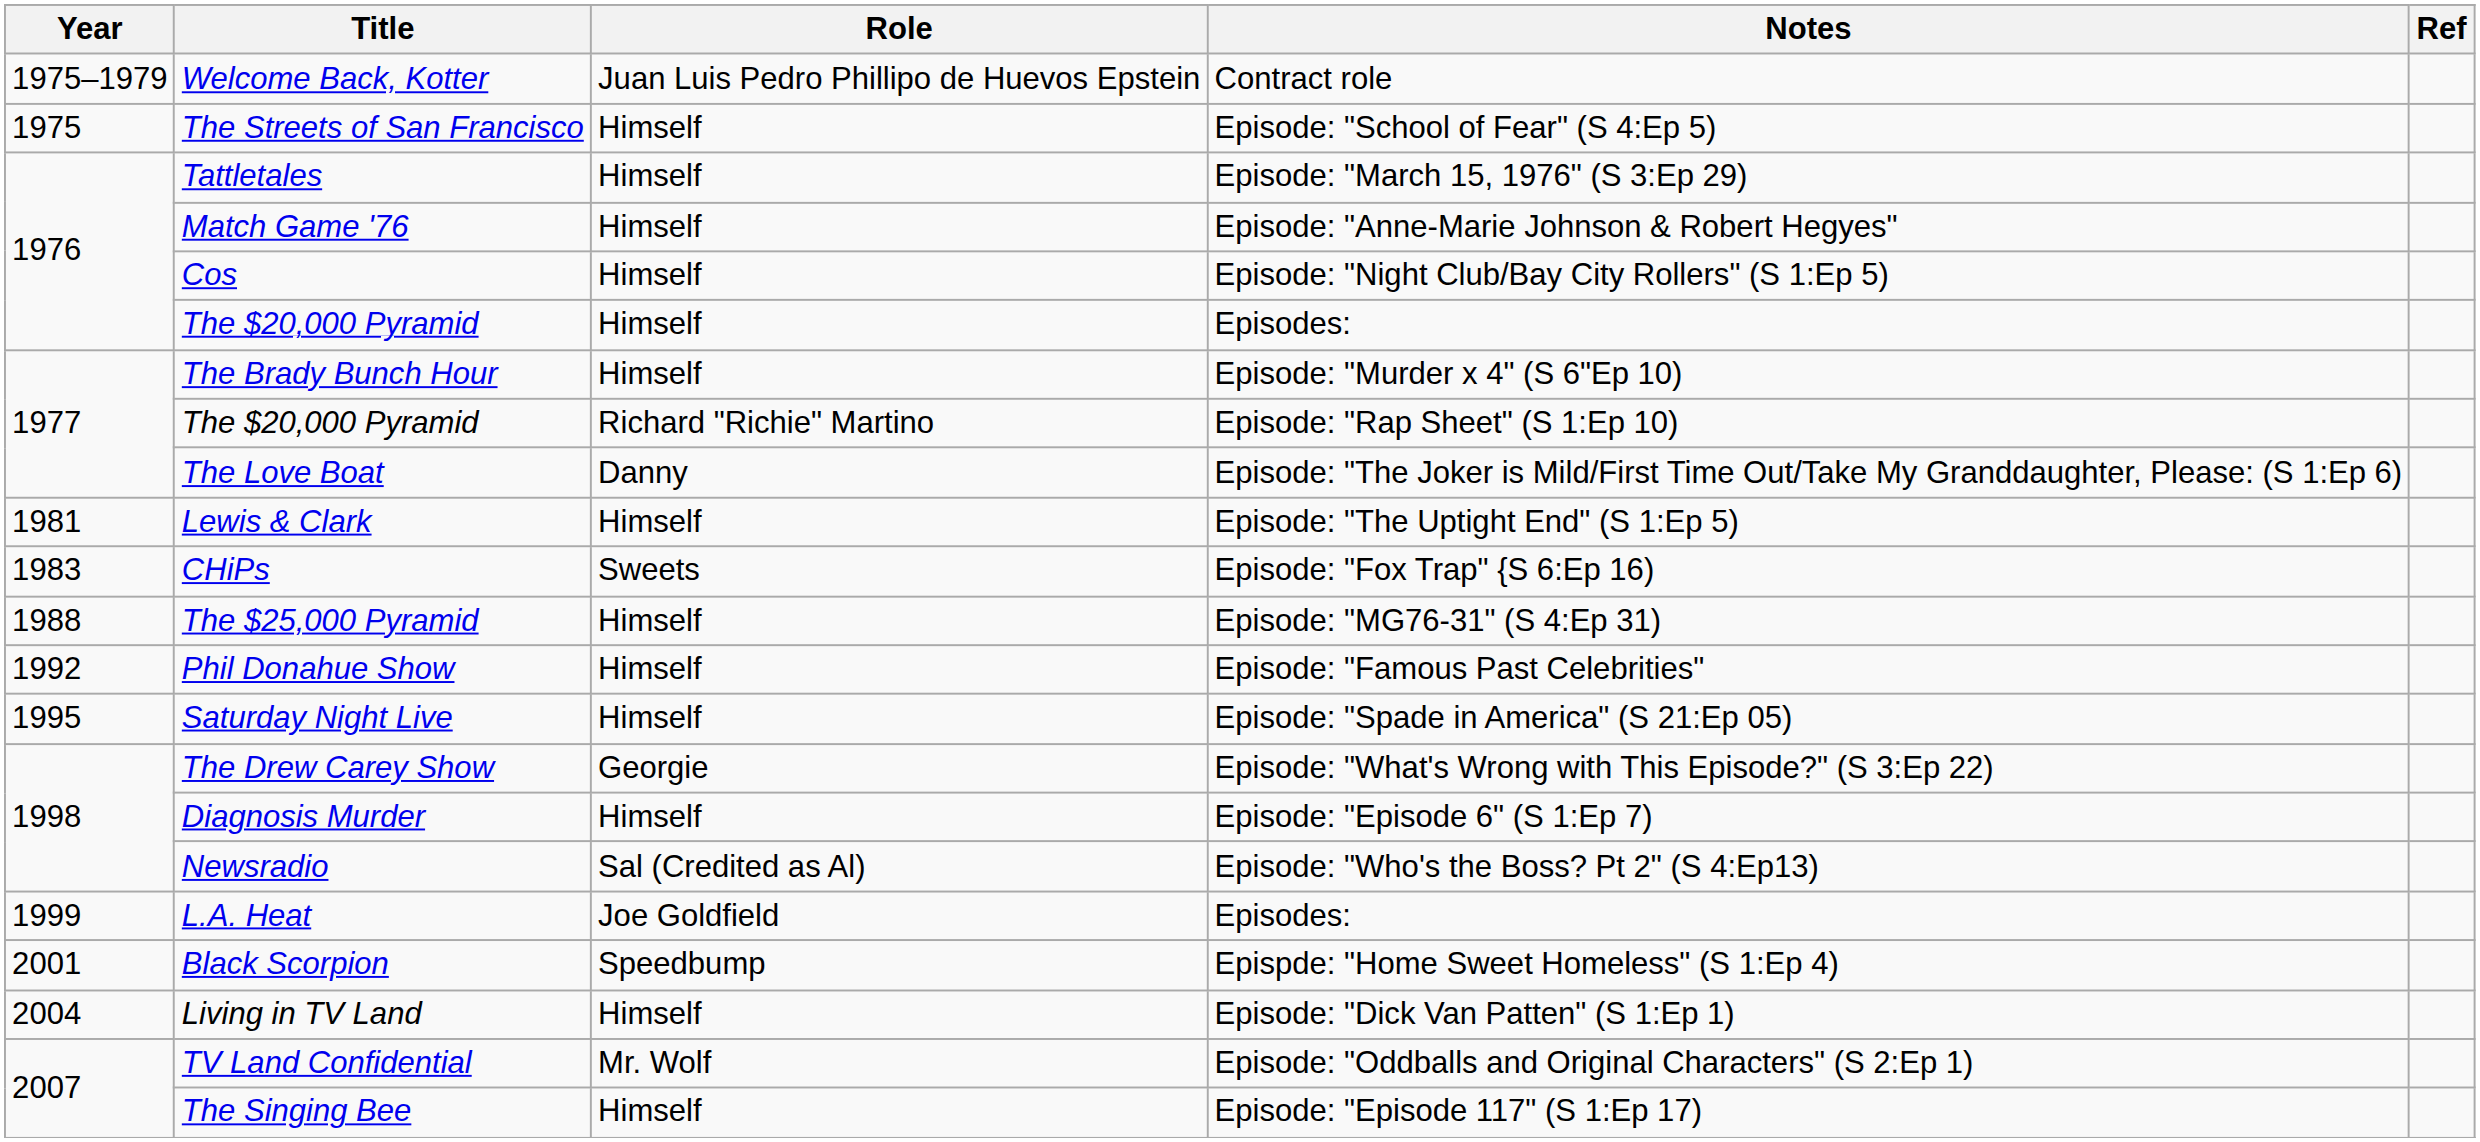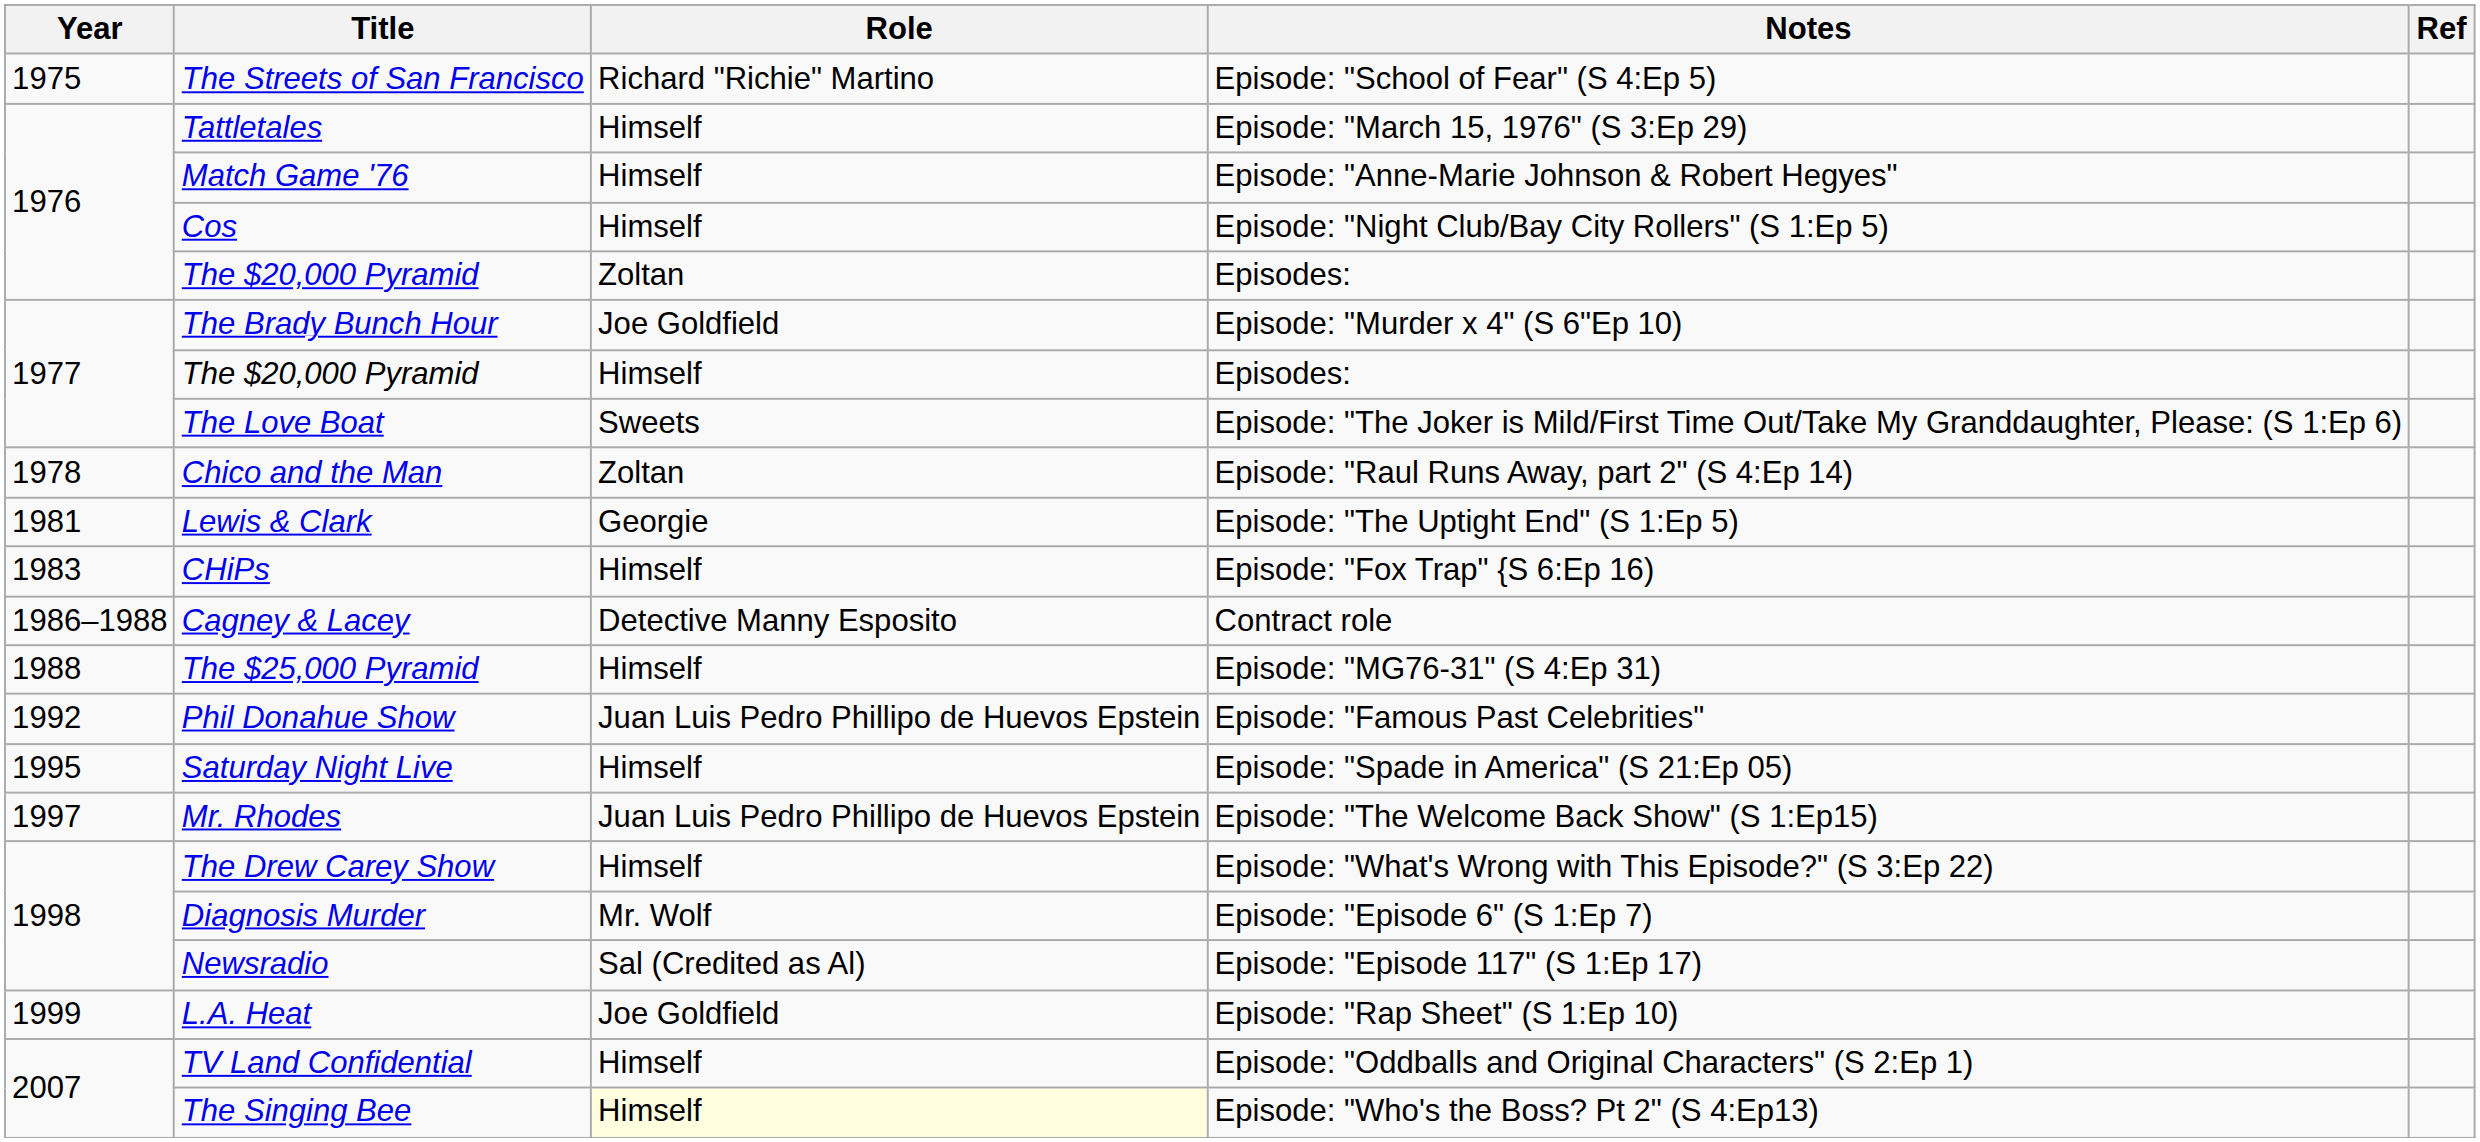- row: (90, 78)
(650, 127) Himself -> (766, 78) Richard "Richie" Martino
(650, 324) Himself -> (641, 275) Zoltan
(650, 373) Himself -> (689, 324) Joe Goldfield
(766, 422) Richard "Richie" Martino -> (650, 373) Himself
(1447, 422) Episode: "Rap Sheet" (S 1:Ep 10) -> (1283, 373) Episodes:
(643, 472) Danny -> (649, 422) Sweets
+ row: (47, 472)
(650, 521) Himself -> (653, 521) Georgie
(649, 570) Sweets -> (650, 570) Himself
+ row: (90, 619)
(650, 669) Himself -> (899, 718) Juan Luis Pedro Phillipo de Huevos Epstein
+ row: (47, 816)
(653, 767) Georgie -> (650, 865) Himself
(650, 816) Himself -> (655, 915) Mr. Wolf
(1517, 865) Episode: "Who's the Boss? Pt 2" (S 4:Ep13) -> (1458, 964) Episode: "Episode 117" (S 1:Ep 17)
(1283, 915) Episodes: -> (1447, 1013) Episode: "Rap Sheet" (S 1:Ep 10)
- row: (47, 964)
- row: (47, 1013)
(655, 1062) Mr. Wolf -> (650, 1062) Himself
(650, 1112) no background -> (650, 1112) lightyellow background
(1458, 1112) Episode: "Episode 117" (S 1:Ep 17) -> (1517, 1112) Episode: "Who's the Boss? Pt 2" (S 4:Ep13)
